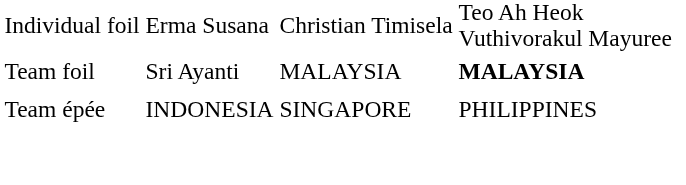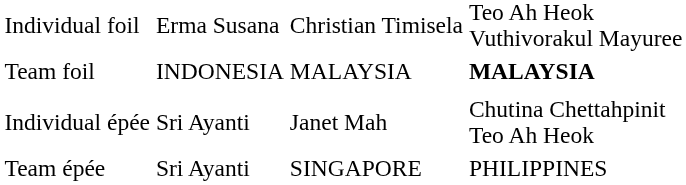(192, 71) Sri Ayanti -> (220, 71) INDONESIA
+ row: (77, 122)
(210, 109) INDONESIA -> (203, 168) Sri Ayanti
